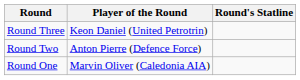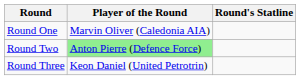rows swapped: (32, 65) <-> (36, 30)
(135, 48) no background -> (135, 48) lightgreen background
